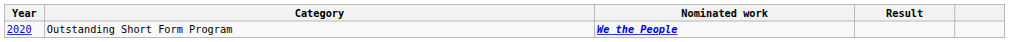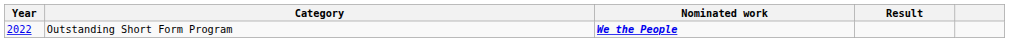(19, 30) 2020 -> (19, 30) 2022
